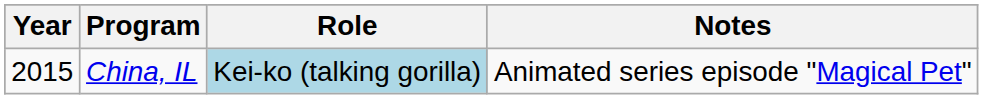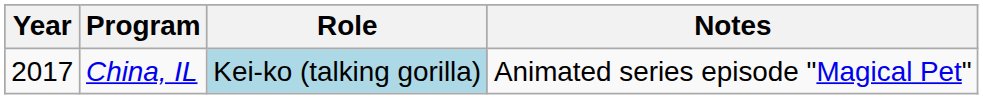(42, 70) 2015 -> (42, 70) 2017
